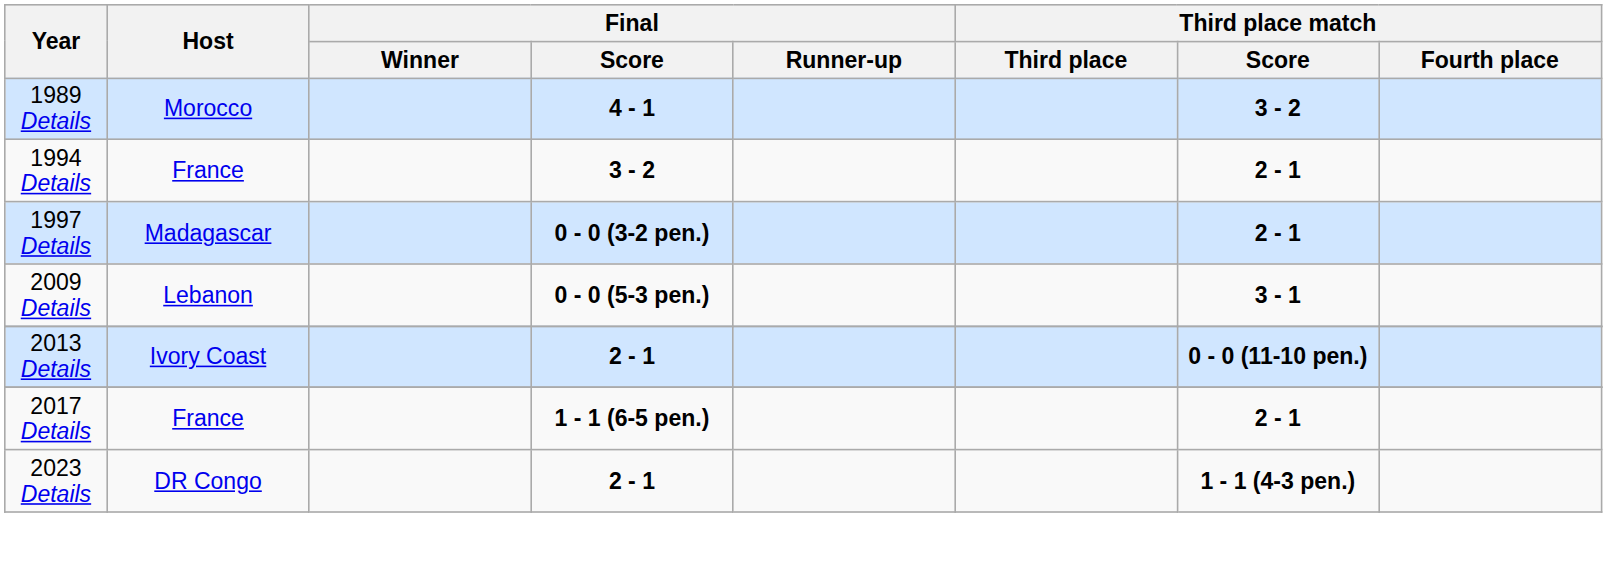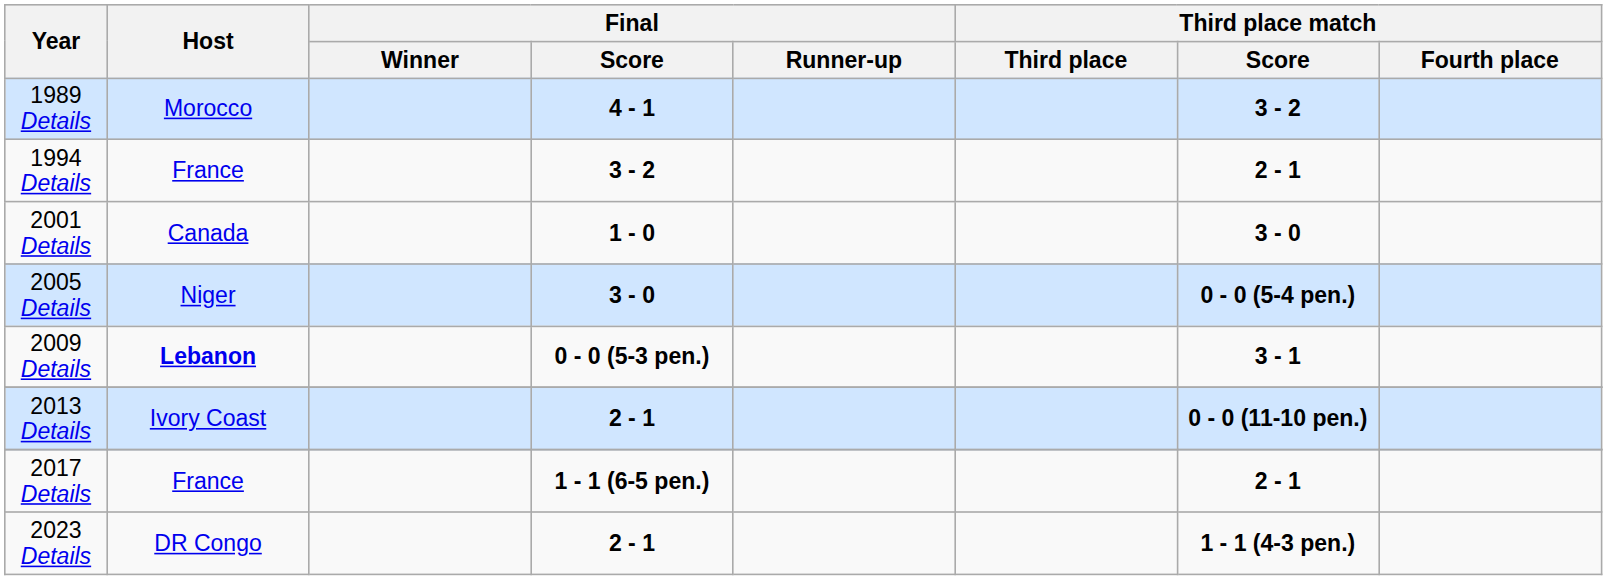- row: (56, 233)
+ row: (56, 233)
+ row: (56, 295)
(208, 295) normal -> (208, 357) bold
